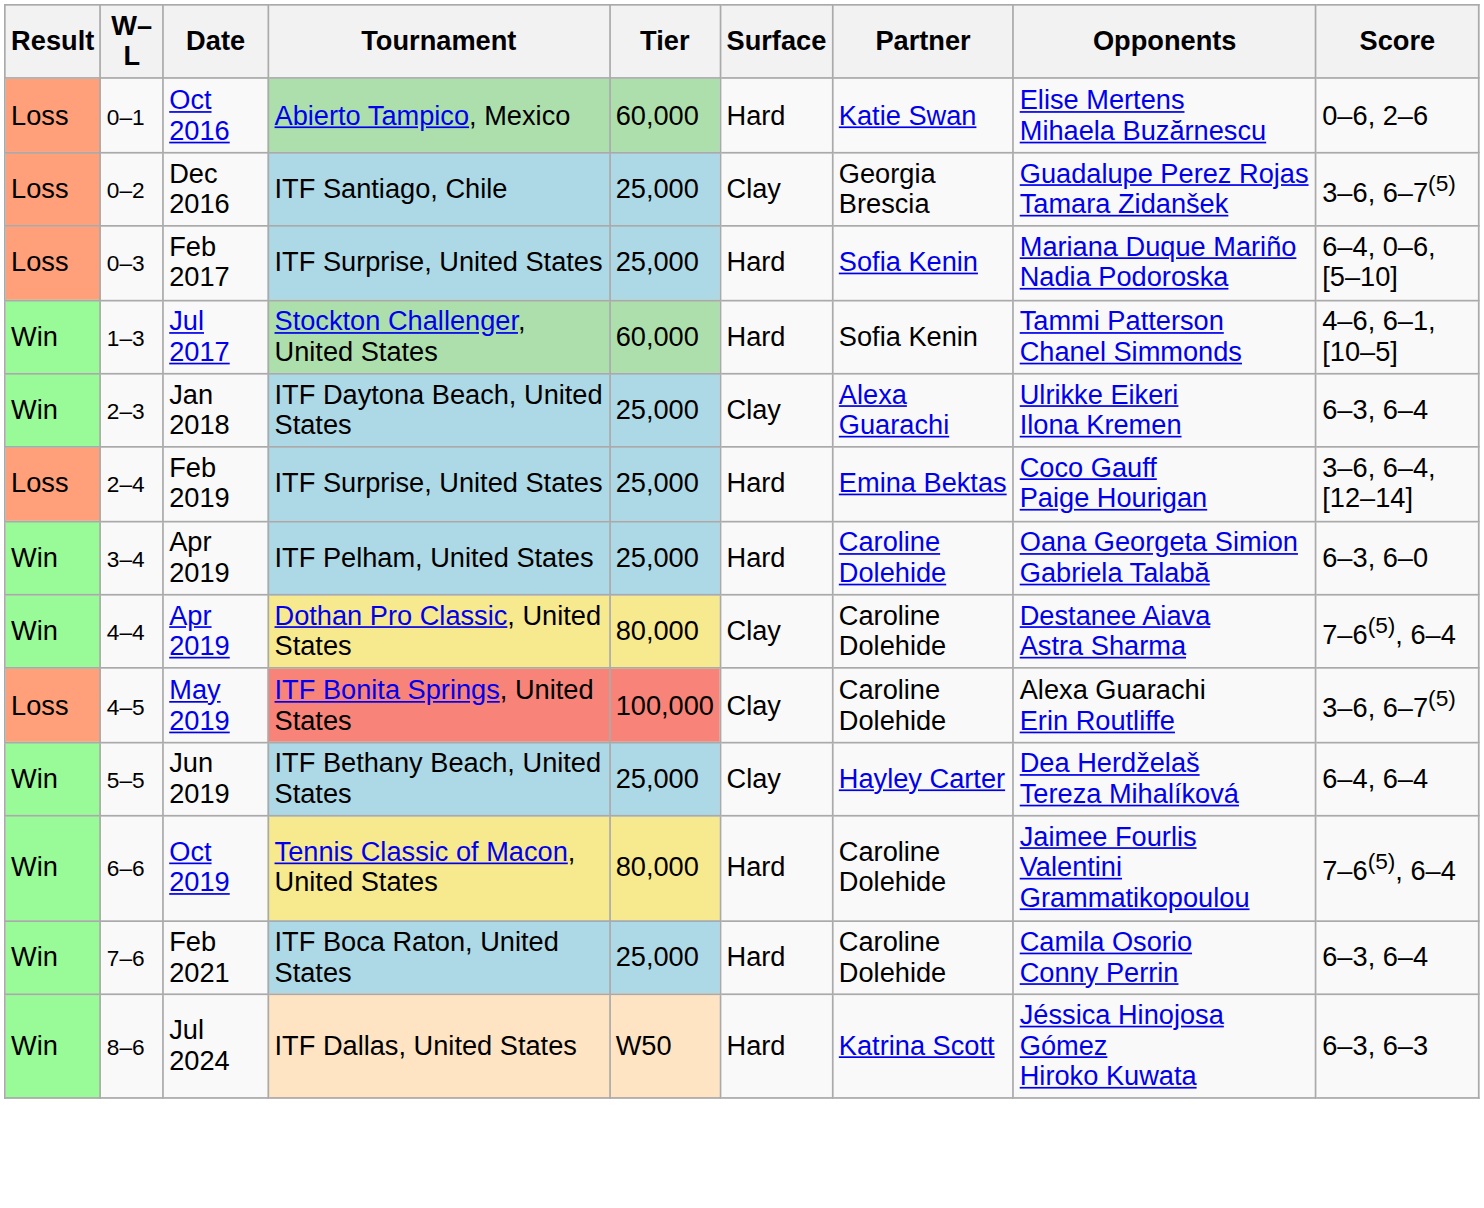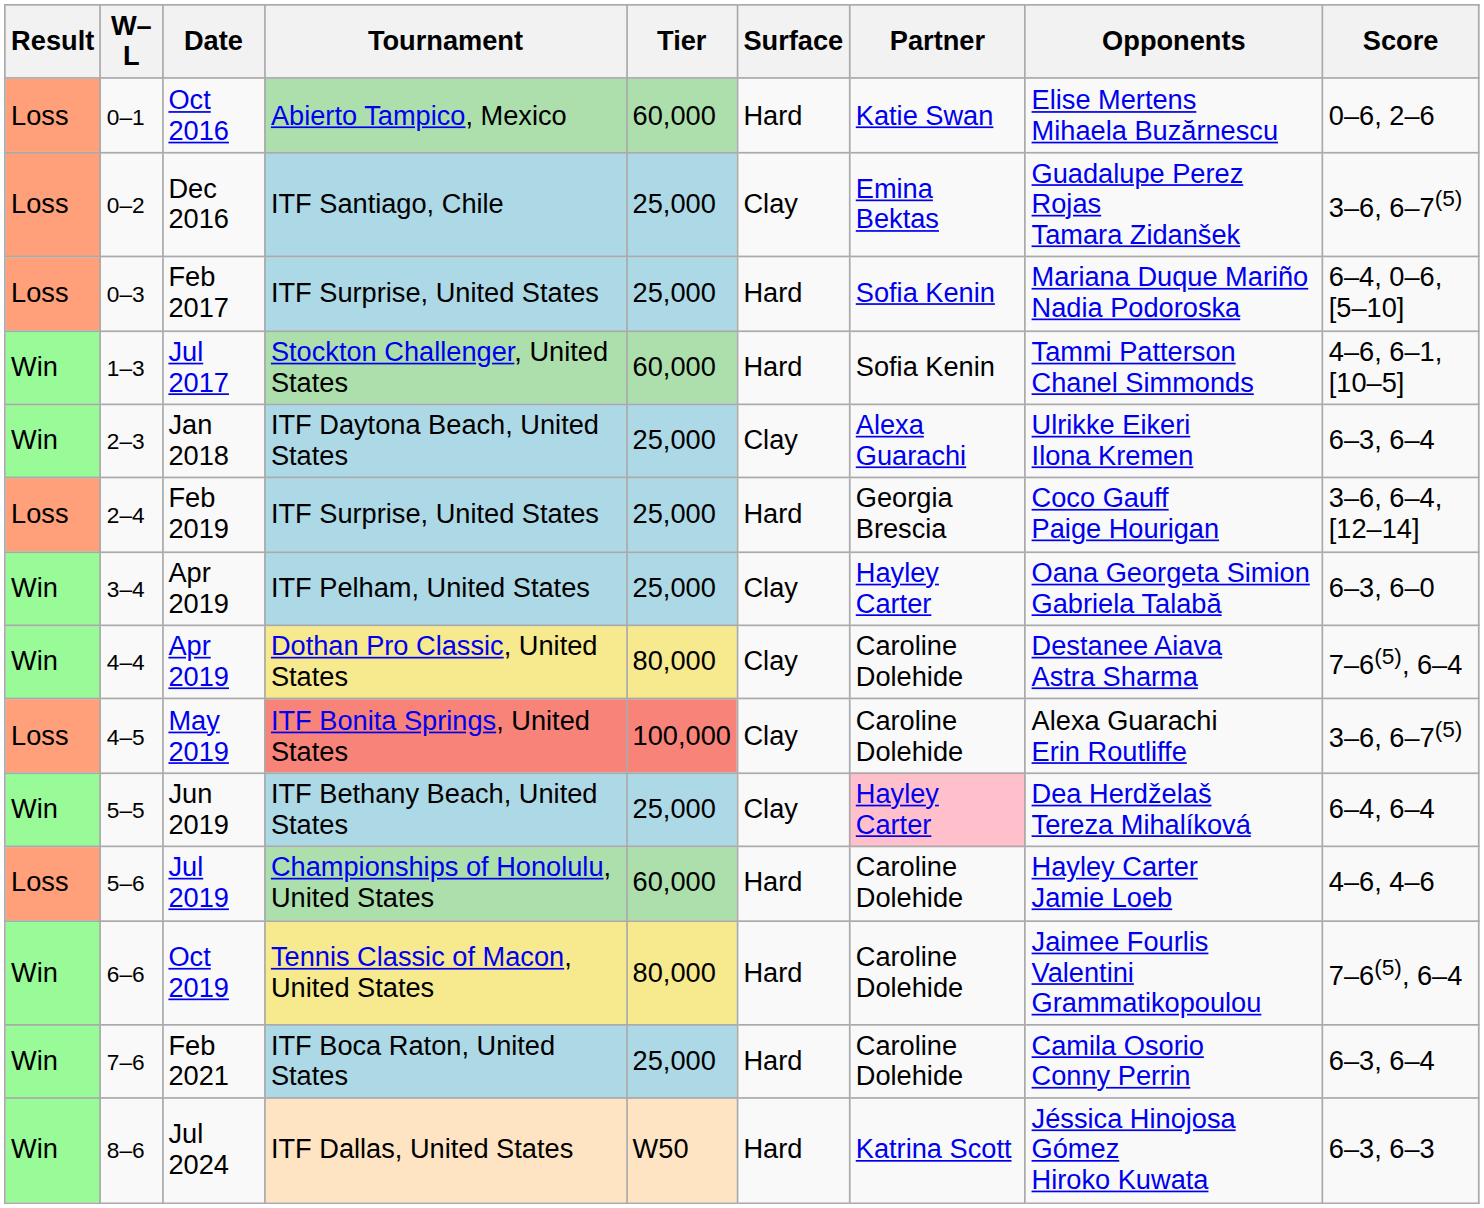(887, 188) Georgia Brescia -> (897, 204) Emina Bektas
(923, 483) Emina Bektas -> (904, 514) Georgia Brescia
(756, 557) Hard -> (771, 588) Clay
(893, 557) Caroline Dolehide -> (897, 588) Hayley Carter
(922, 778) no background -> (897, 809) pink background
+ row: (199, 883)
